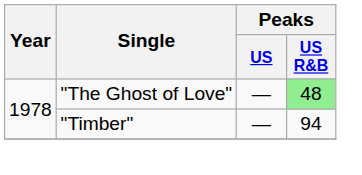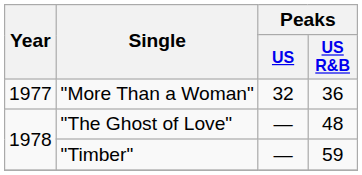+ row: (157, 93)
(311, 93) lightgreen background -> (333, 124) no background
(311, 124) 94 -> (333, 154) 59
